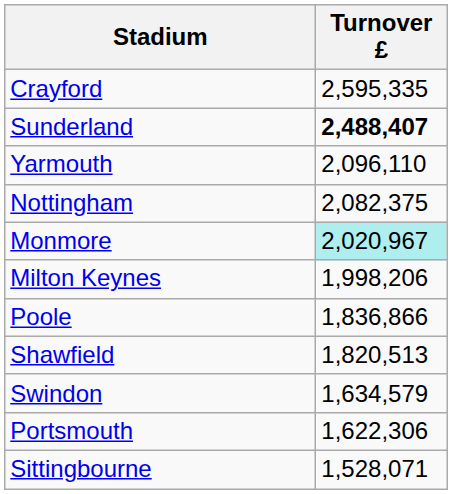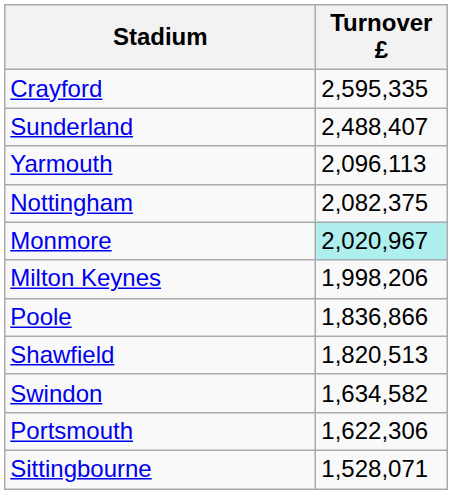(375, 126) bold -> (375, 126) normal
(374, 164) 2,096,110 -> (374, 164) 2,096,113
(375, 393) 1,634,579 -> (375, 393) 1,634,582
